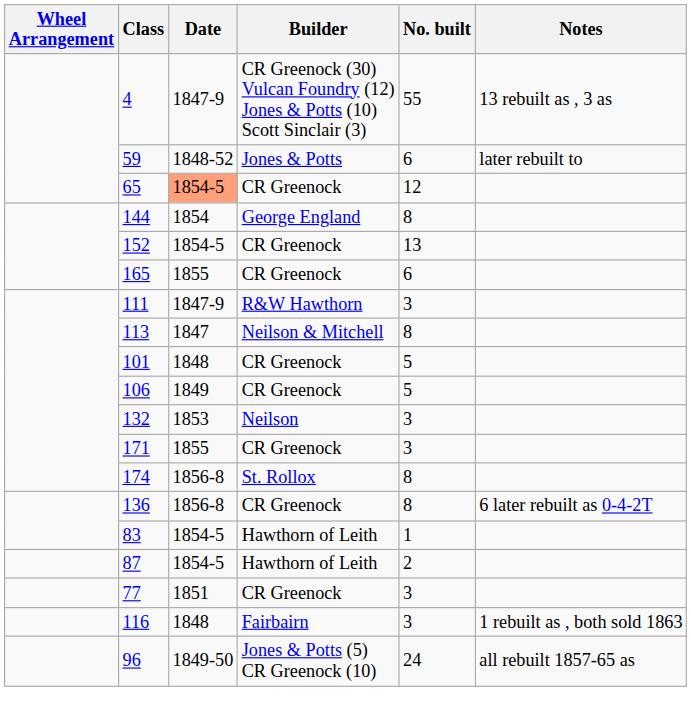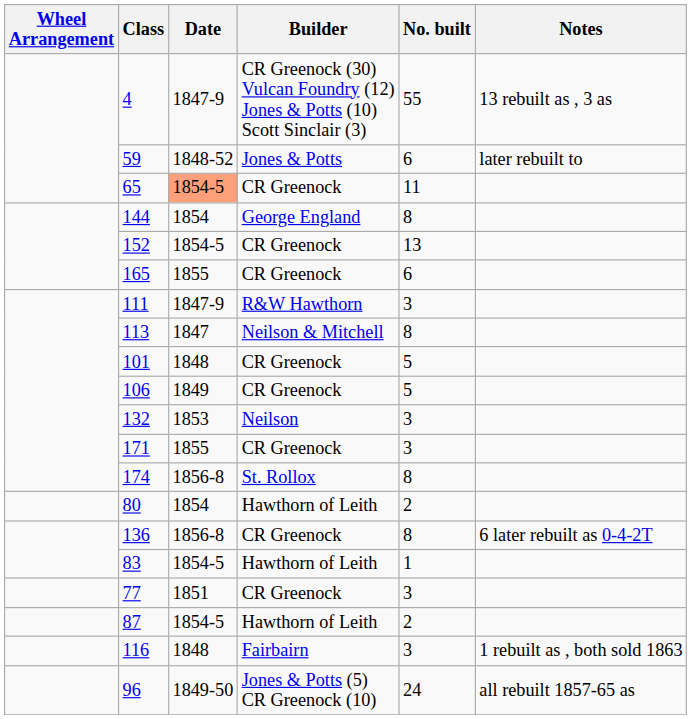(412, 187) 12 -> (412, 187) 11
+ row: (132, 506)
rows swapped: (132, 563) <-> (132, 592)
